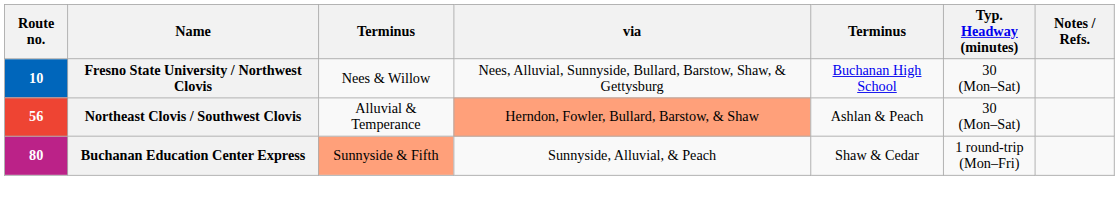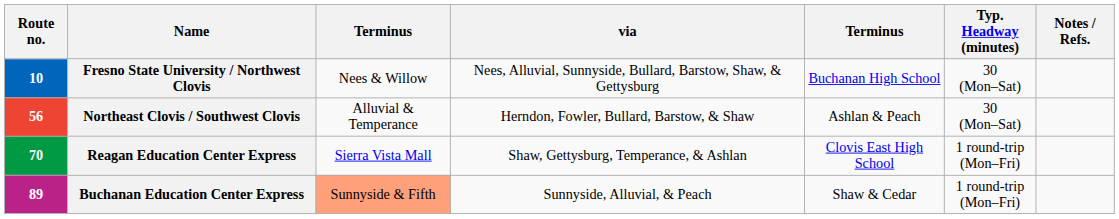(632, 117) lightsalmon background -> (628, 117) no background
+ row: (192, 155)
(36, 155) 80 -> (36, 194) 89
